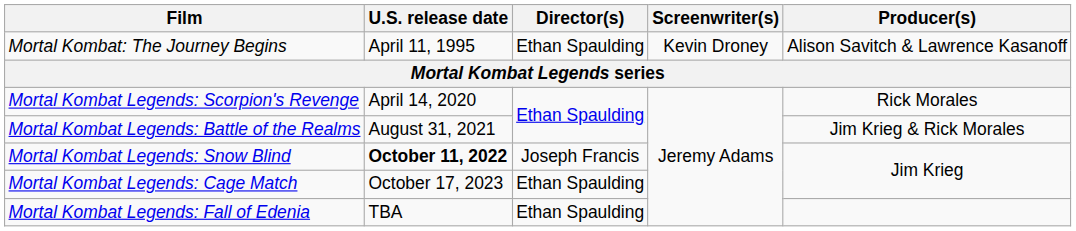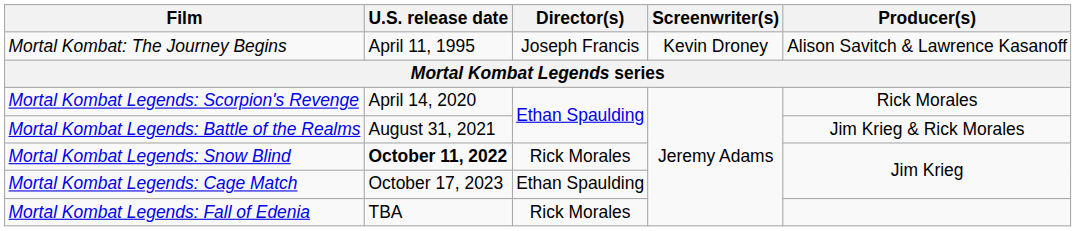(580, 45) Ethan Spaulding -> (580, 45) Joseph Francis
(580, 156) Joseph Francis -> (580, 156) Rick Morales
(580, 211) Ethan Spaulding -> (580, 211) Rick Morales
